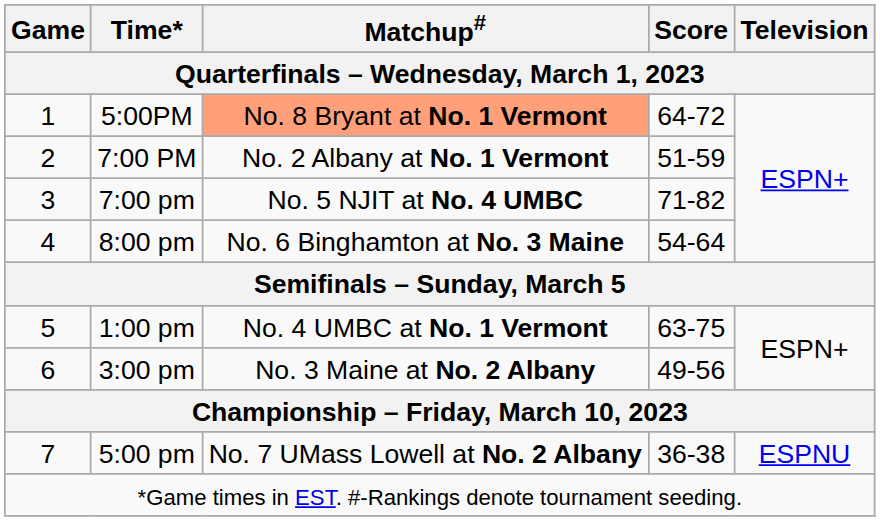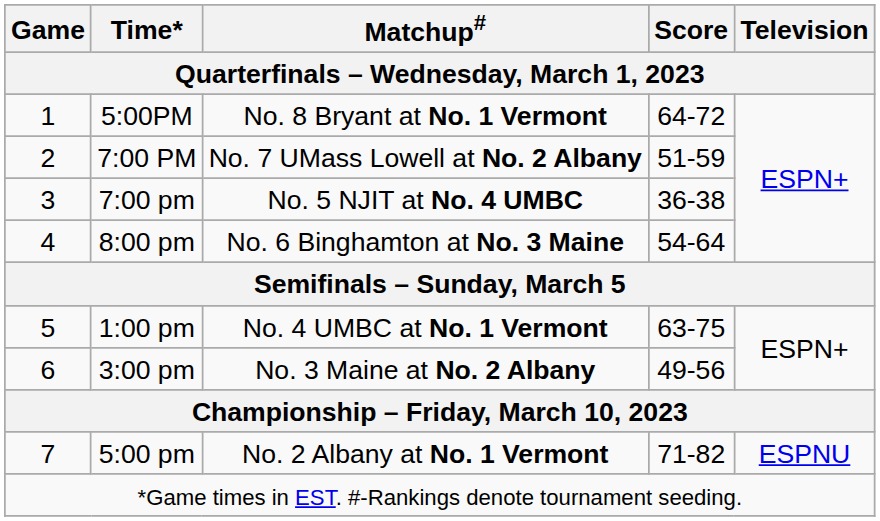(425, 116) lightsalmon background -> (425, 116) no background
(425, 158) No. 2 Albany at No. 1 Vermont -> (425, 158) No. 7 UMass Lowell at No. 2 Albany
(691, 200) 71-82 -> (691, 200) 36-38
(425, 453) No. 7 UMass Lowell at No. 2 Albany -> (425, 453) No. 2 Albany at No. 1 Vermont
(691, 453) 36-38 -> (691, 453) 71-82
